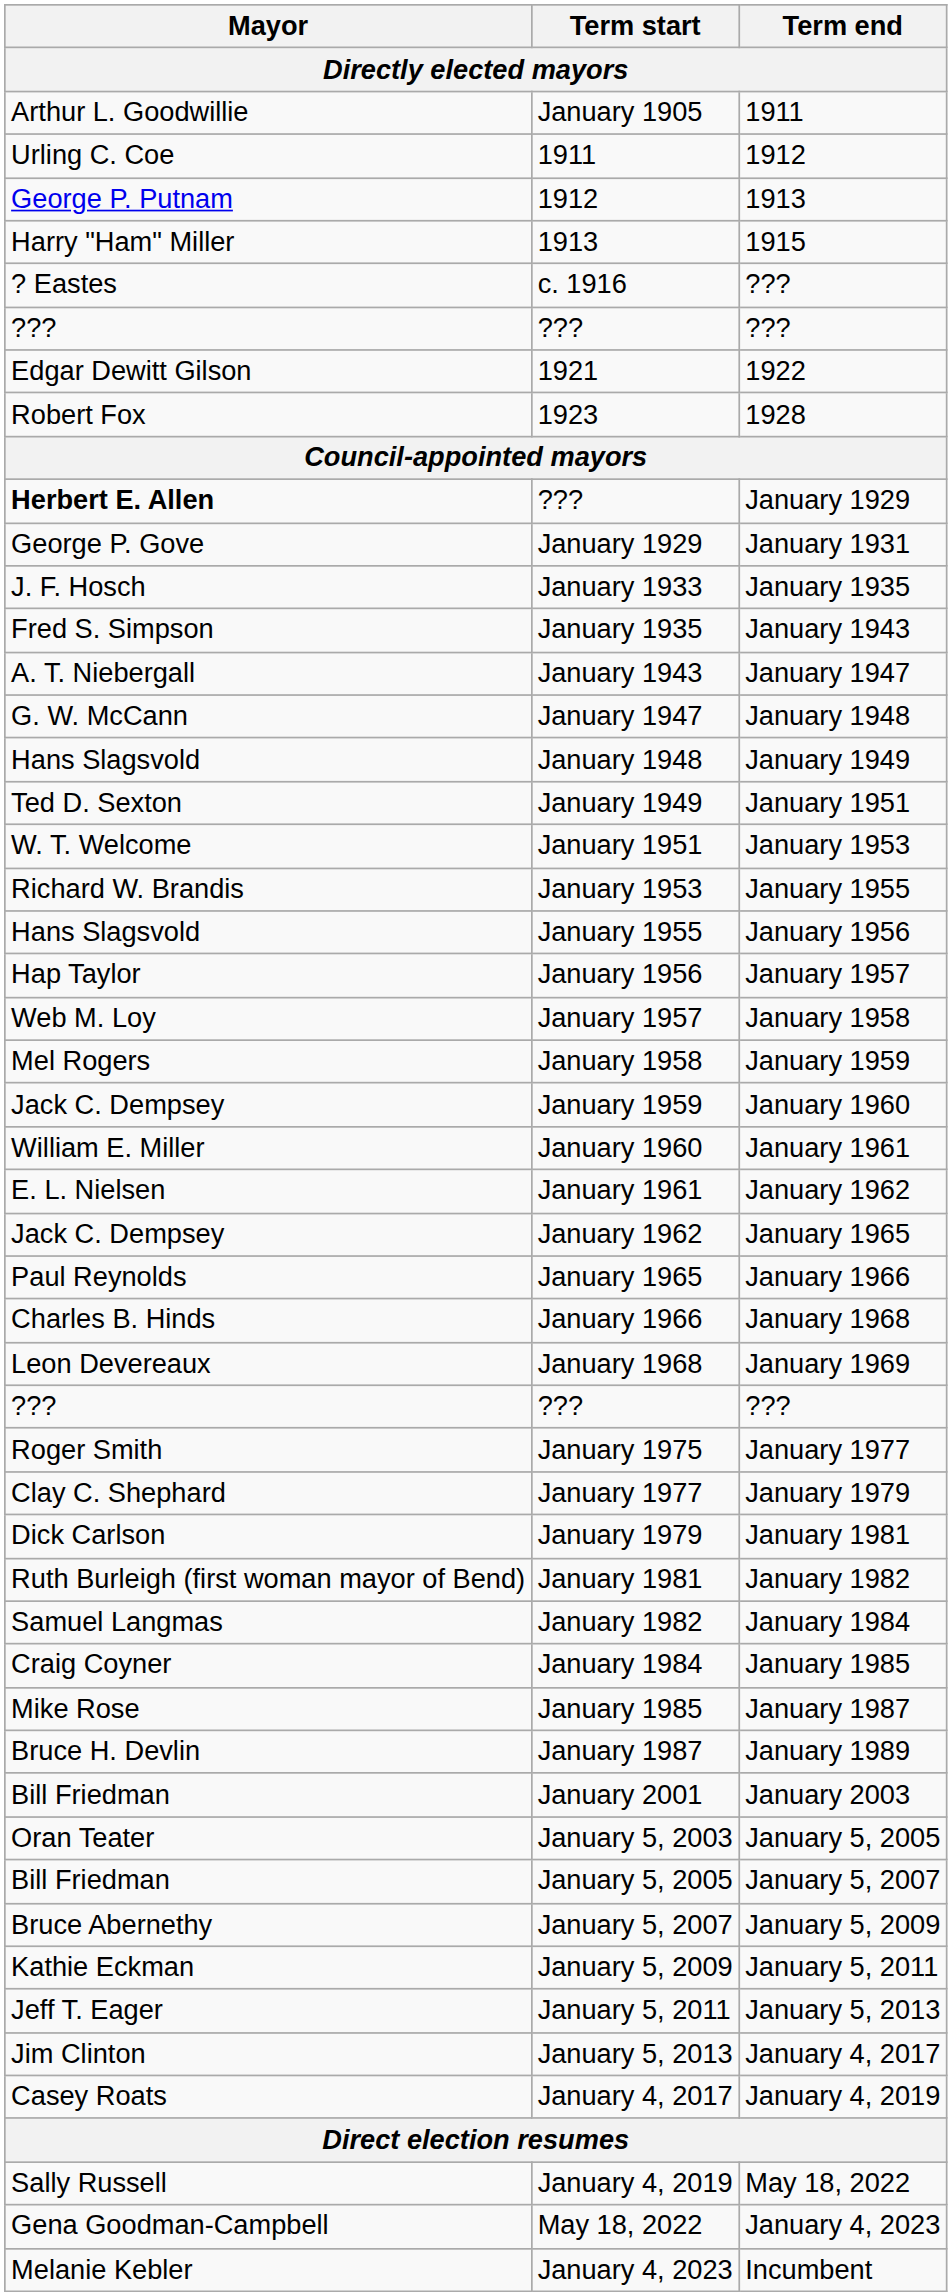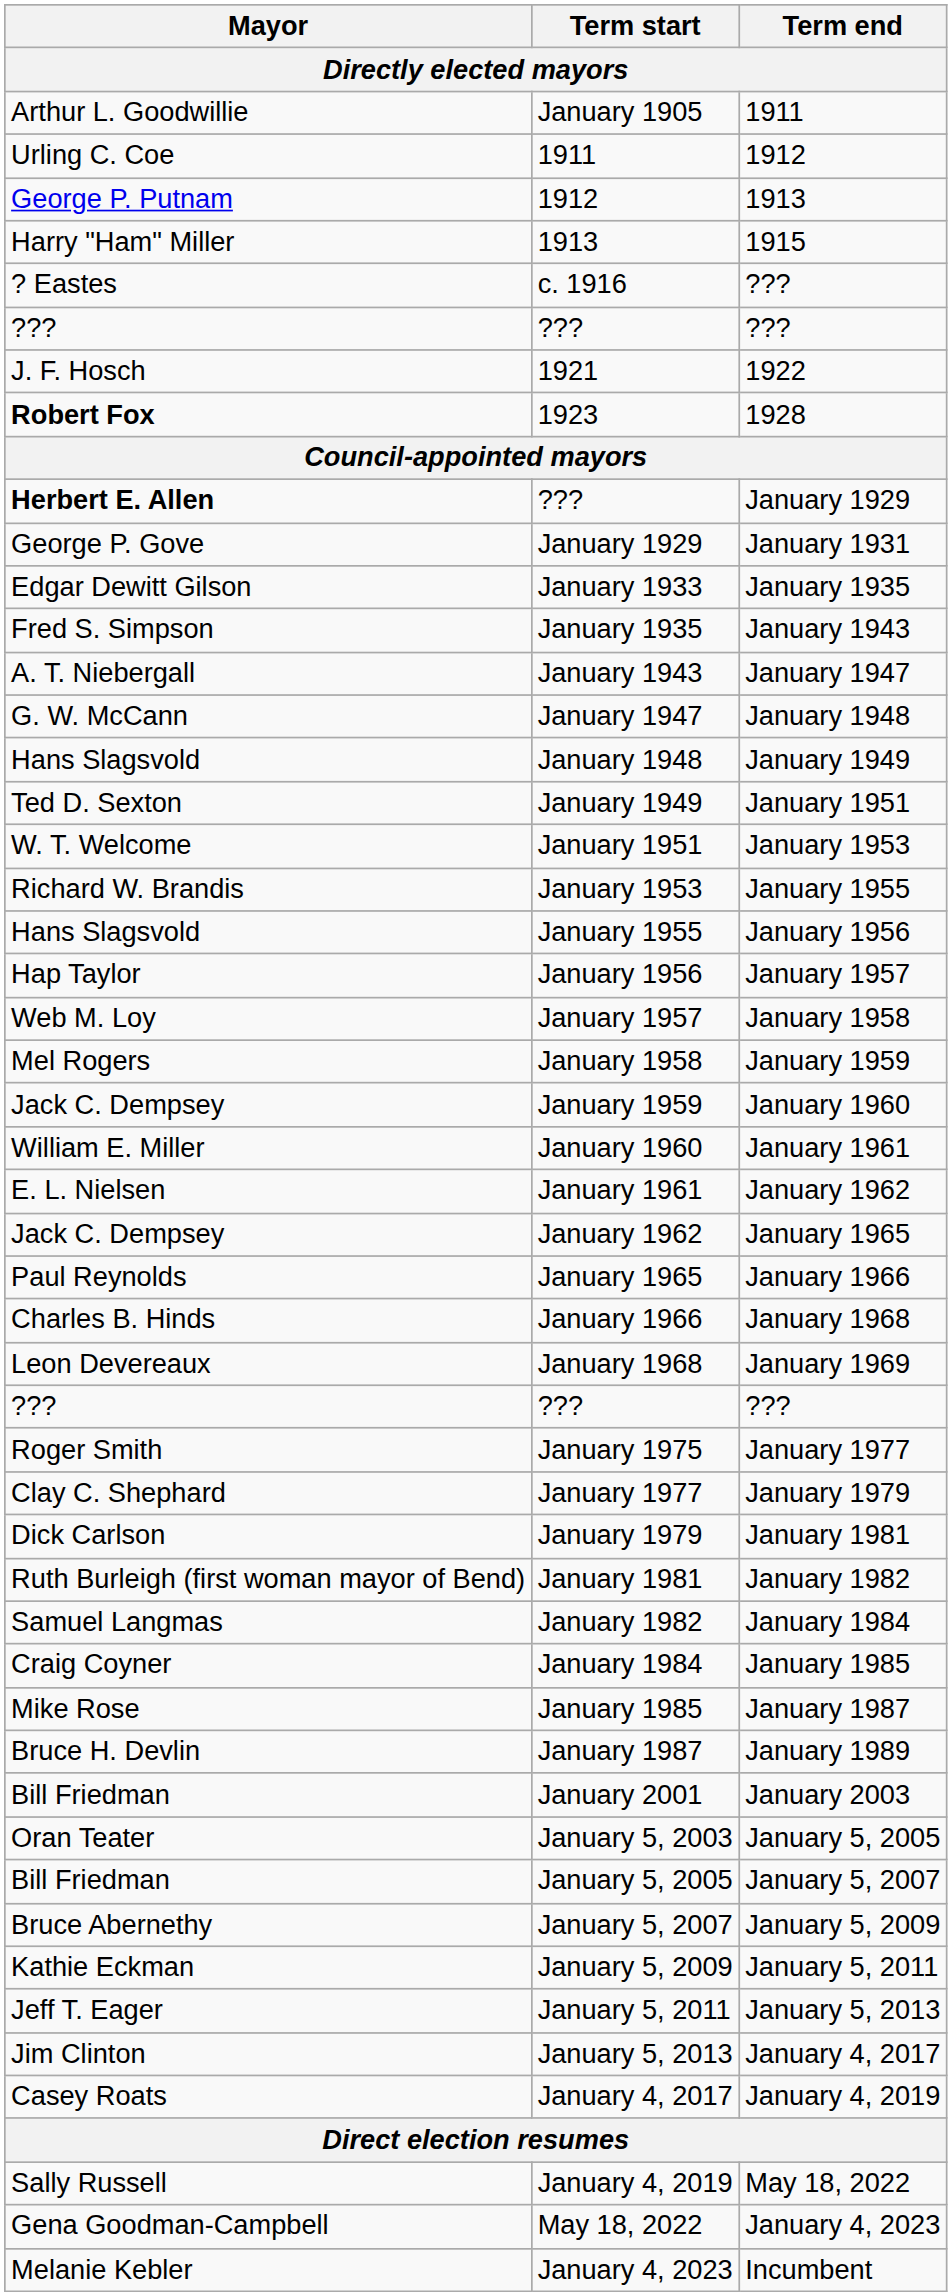(131, 371) Edgar Dewitt Gilson -> (78, 371) J. F. Hosch
(78, 414) normal -> (83, 414) bold
(78, 586) J. F. Hosch -> (131, 586) Edgar Dewitt Gilson
